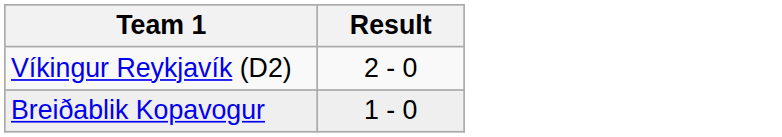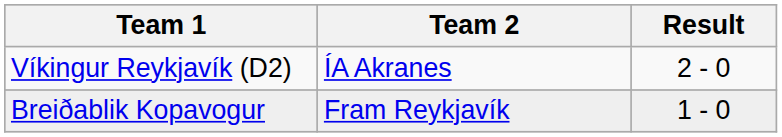+ column: (474, 25)
